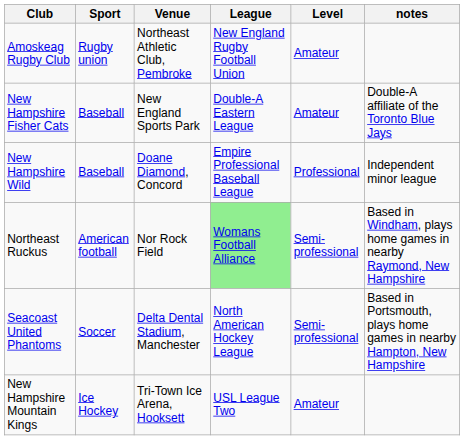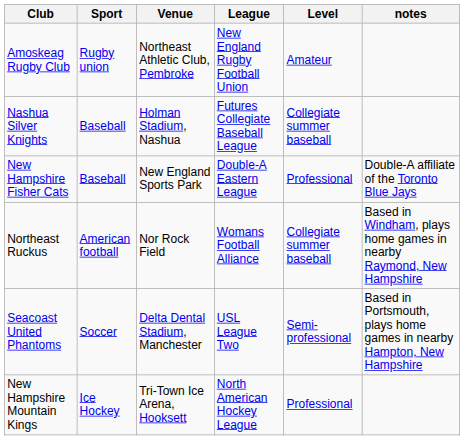+ row: (28, 126)
(316, 112) Amateur -> (320, 179) Professional
- row: (36, 172)
(237, 245) lightgreen background -> (240, 245) no background
(326, 245) Semi-professional -> (313, 245) Collegiate summer baseball
(239, 331) North American Hockey League -> (237, 331) USL League Two
(246, 404) USL League Two -> (242, 404) North American Hockey League
(316, 404) Amateur -> (320, 404) Professional
